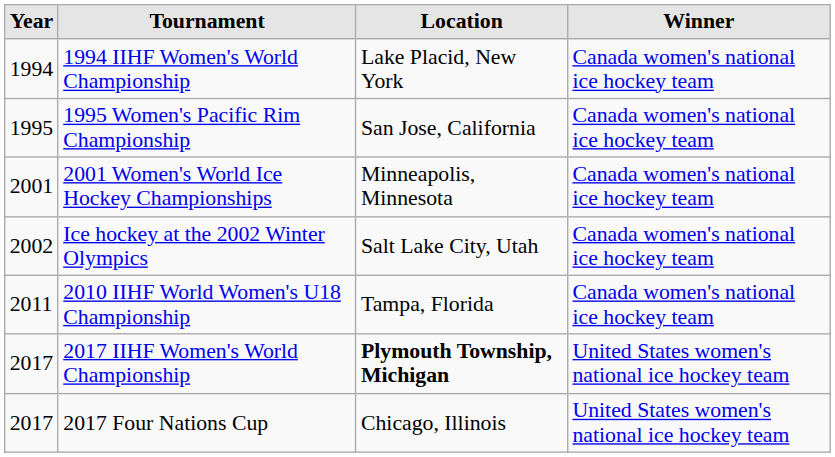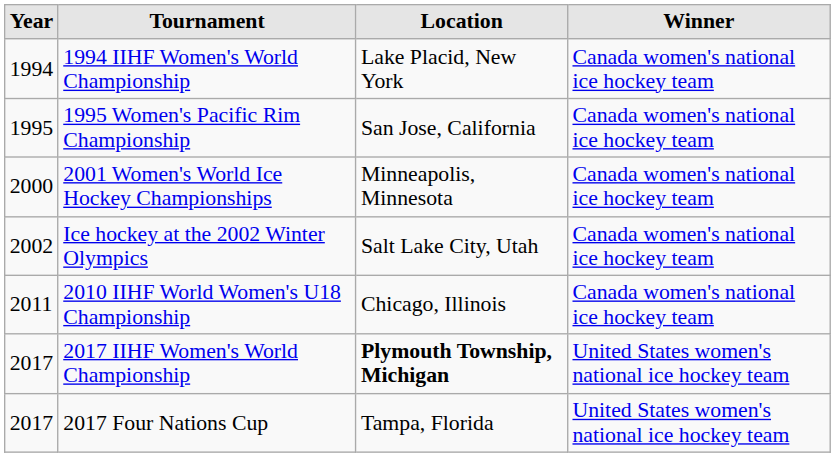(31, 186) 2001 -> (31, 186) 2000
(427, 304) Tampa, Florida -> (433, 304) Chicago, Illinois
(433, 422) Chicago, Illinois -> (427, 422) Tampa, Florida
